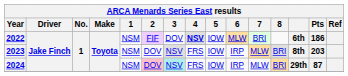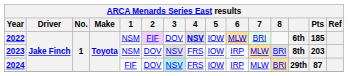(318, 38) 186 -> (318, 38) 185
(131, 65) NSM -> (131, 65) FIF
(153, 65) pink background -> (153, 65) no background
